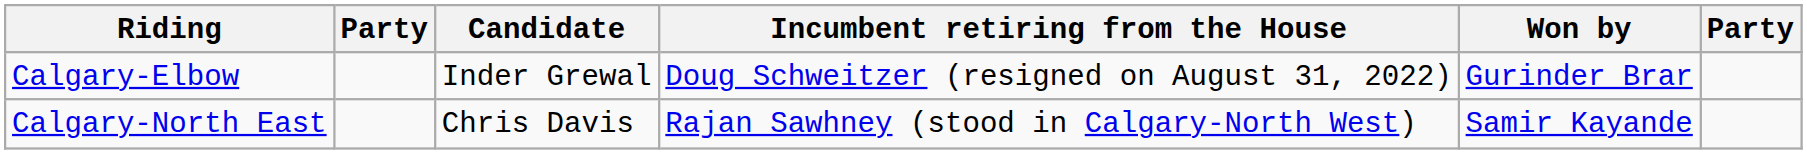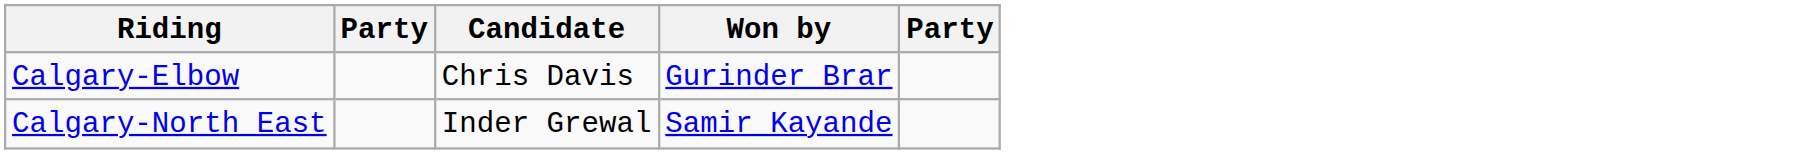- column: (1059, 29)
(547, 76) Inder Grewal -> (538, 76) Chris Davis
(538, 124) Chris Davis -> (547, 124) Inder Grewal
